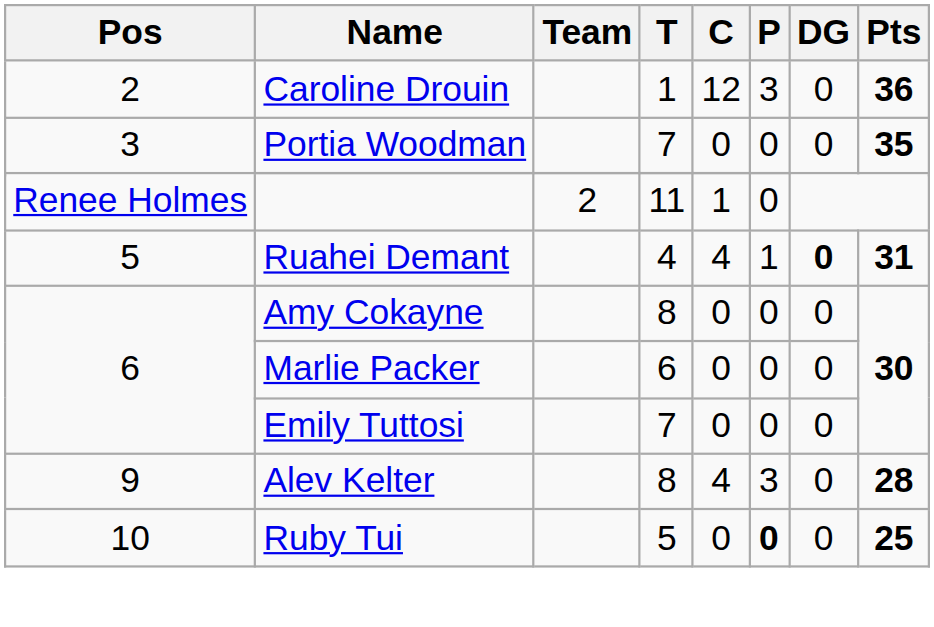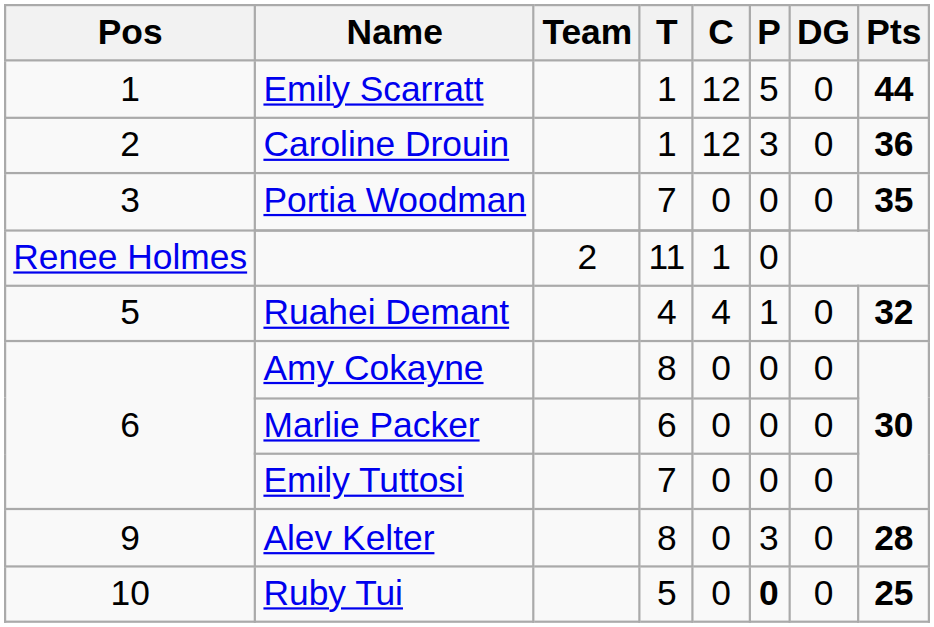+ row: (130, 88)
(824, 256) bold -> (824, 312) normal
(894, 256) 31 -> (894, 312) 32
(721, 481) 4 -> (721, 537) 0
